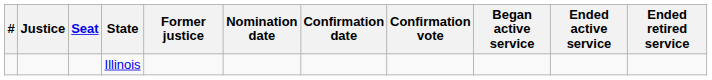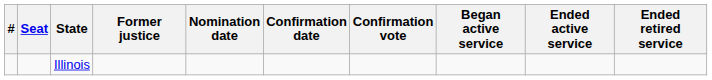- column: (43, 29)
